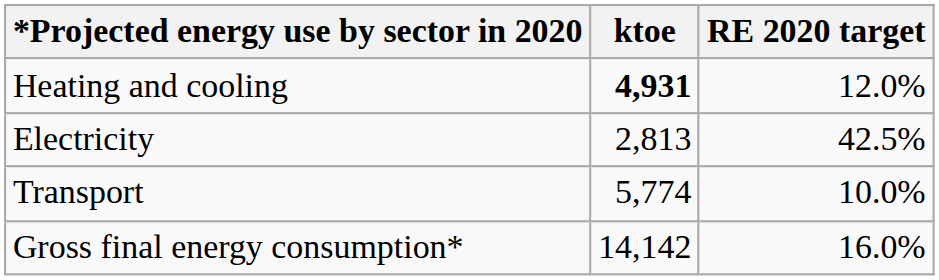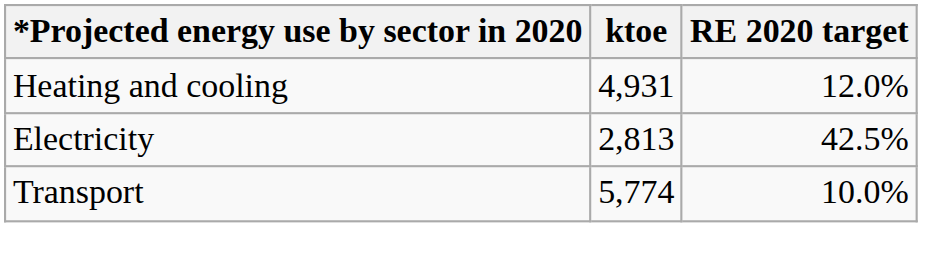(653, 85) bold -> (636, 85) normal
- row: (238, 246)
